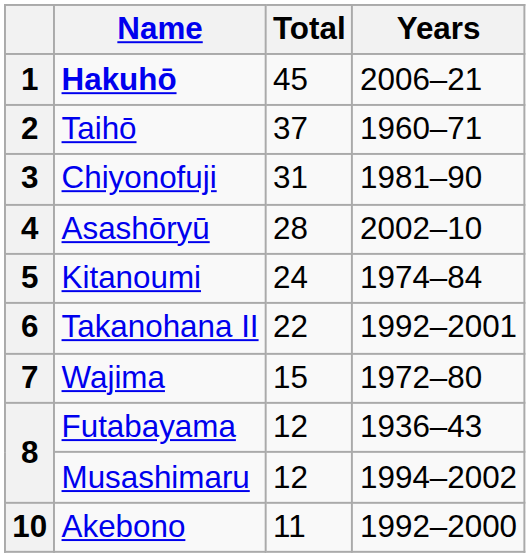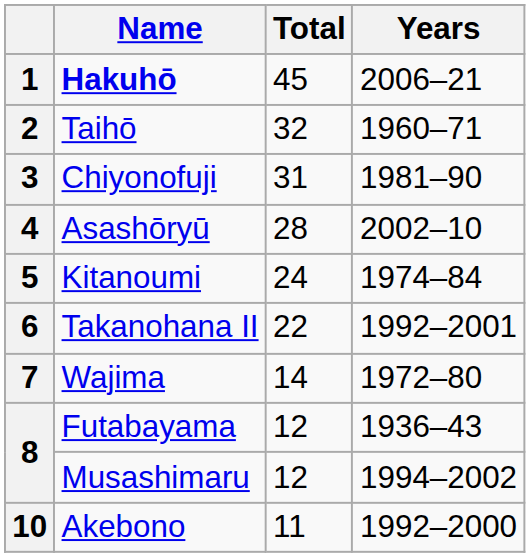(290, 128) 37 -> (290, 128) 32
(290, 377) 15 -> (290, 377) 14
